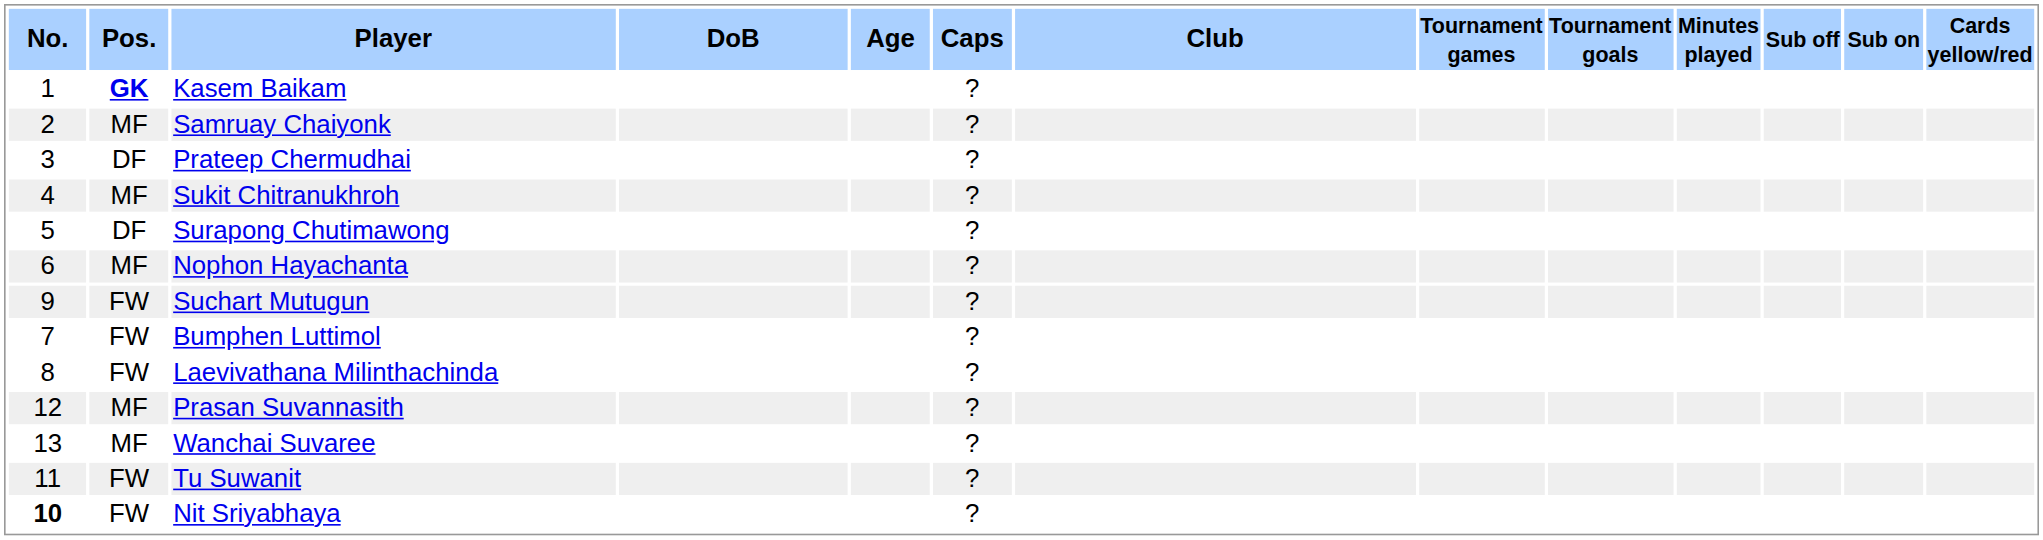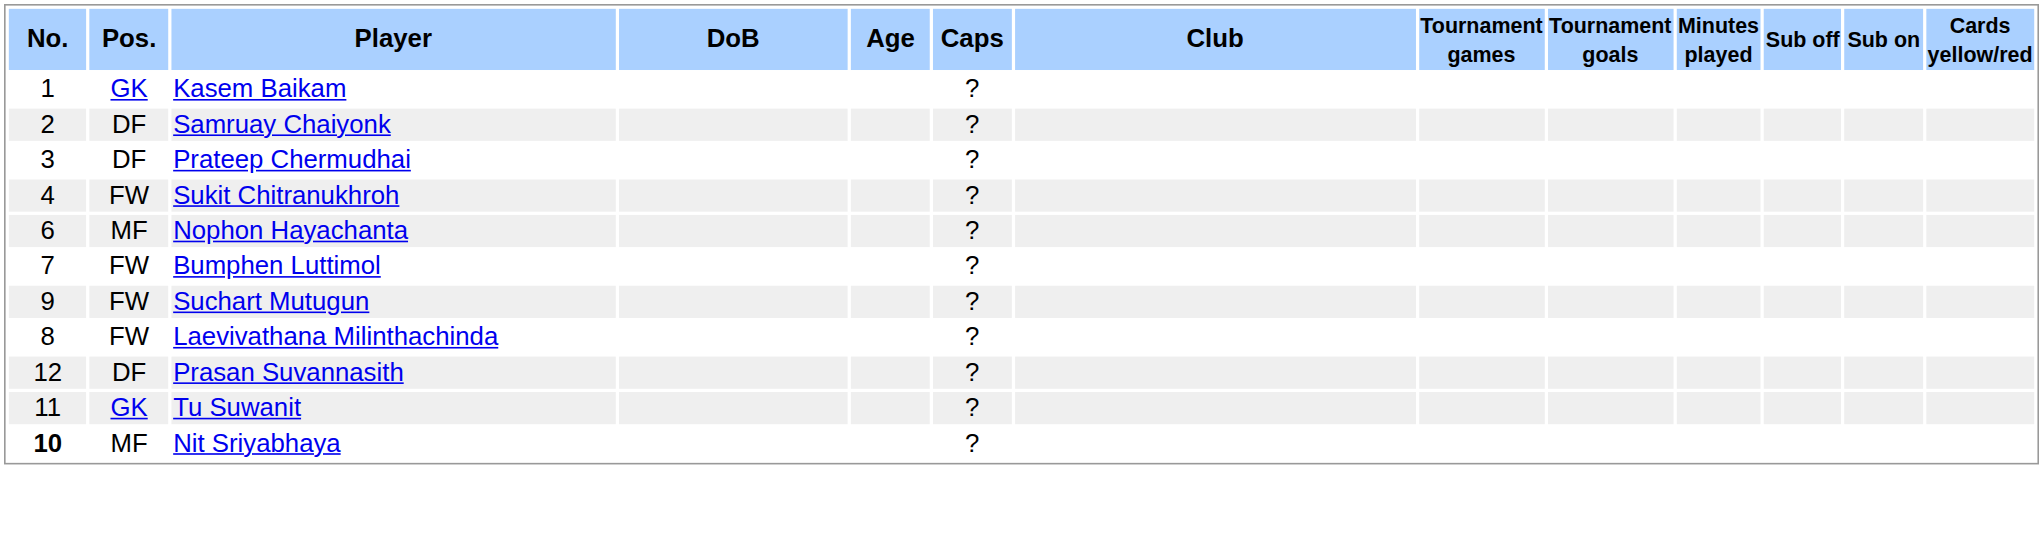(129, 89) bold -> (129, 89) normal
(129, 124) MF -> (129, 124) DF
(129, 195) MF -> (129, 195) FW
- row: (311, 230)
rows swapped: (277, 336) <-> (271, 301)
(129, 407) MF -> (129, 372) DF
- row: (274, 443)
(129, 478) FW -> (129, 407) GK
(129, 514) FW -> (129, 443) MF
